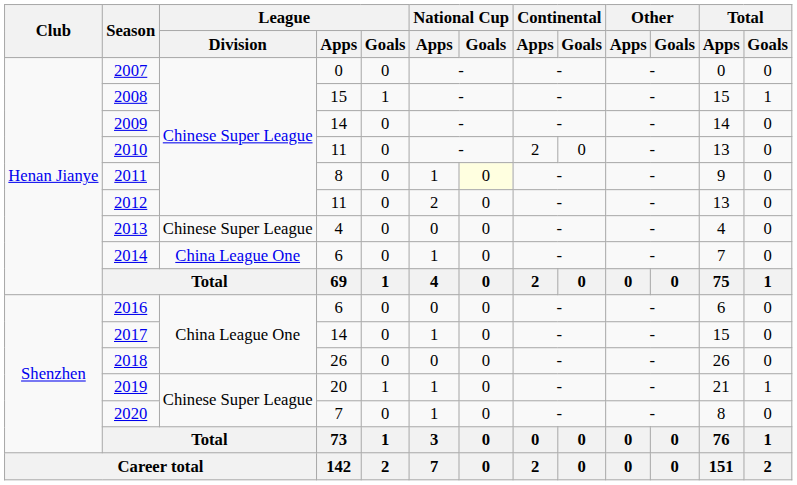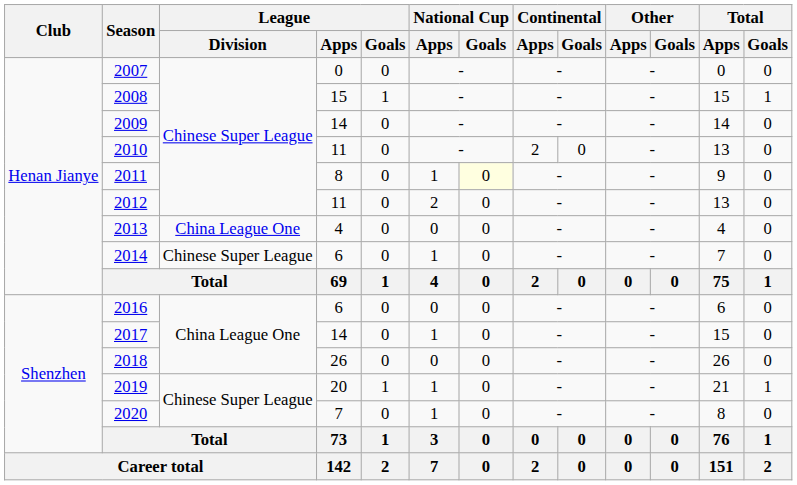(238, 228) Chinese Super League -> (238, 228) China League One
(238, 255) China League One -> (238, 255) Chinese Super League
